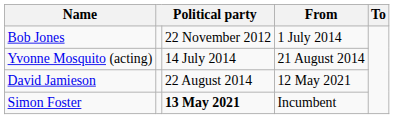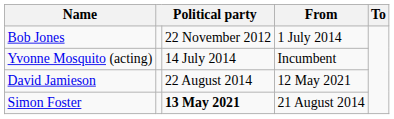(321, 59) 21 August 2014 -> (307, 59) Incumbent
(307, 102) Incumbent -> (321, 102) 21 August 2014
